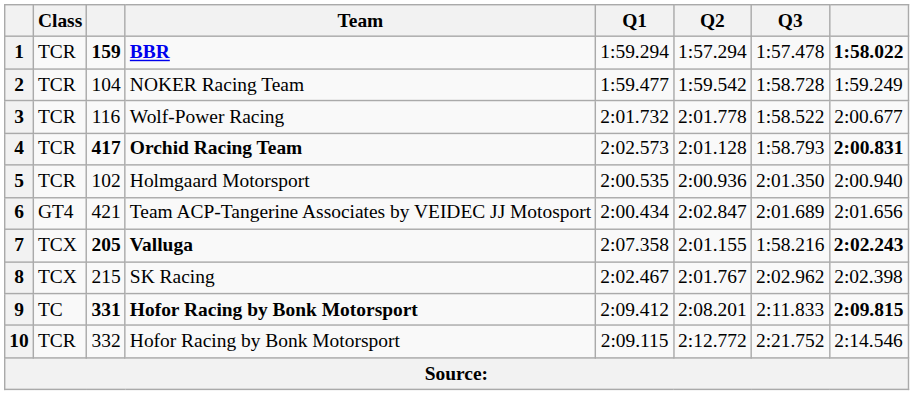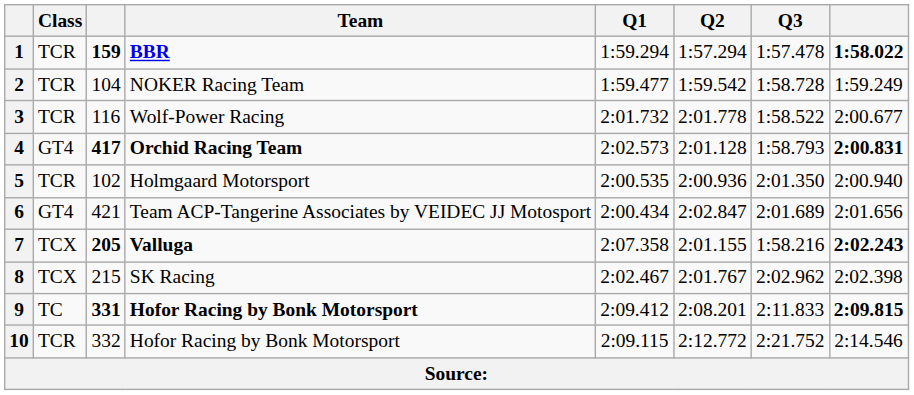(57, 148) TCR -> (56, 148) GT4
